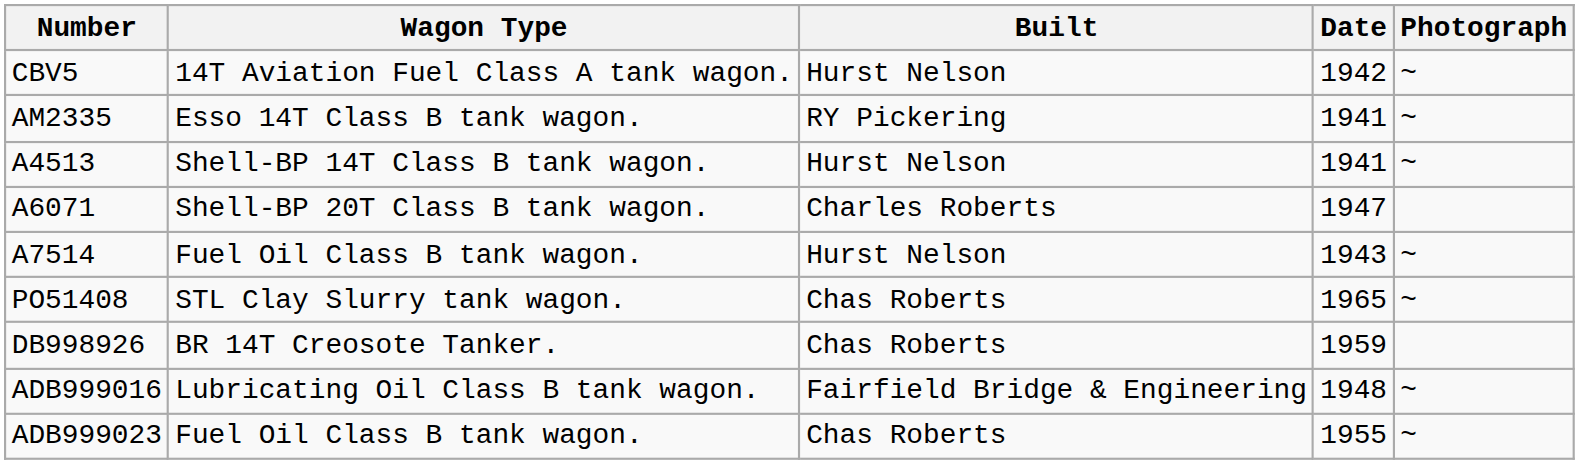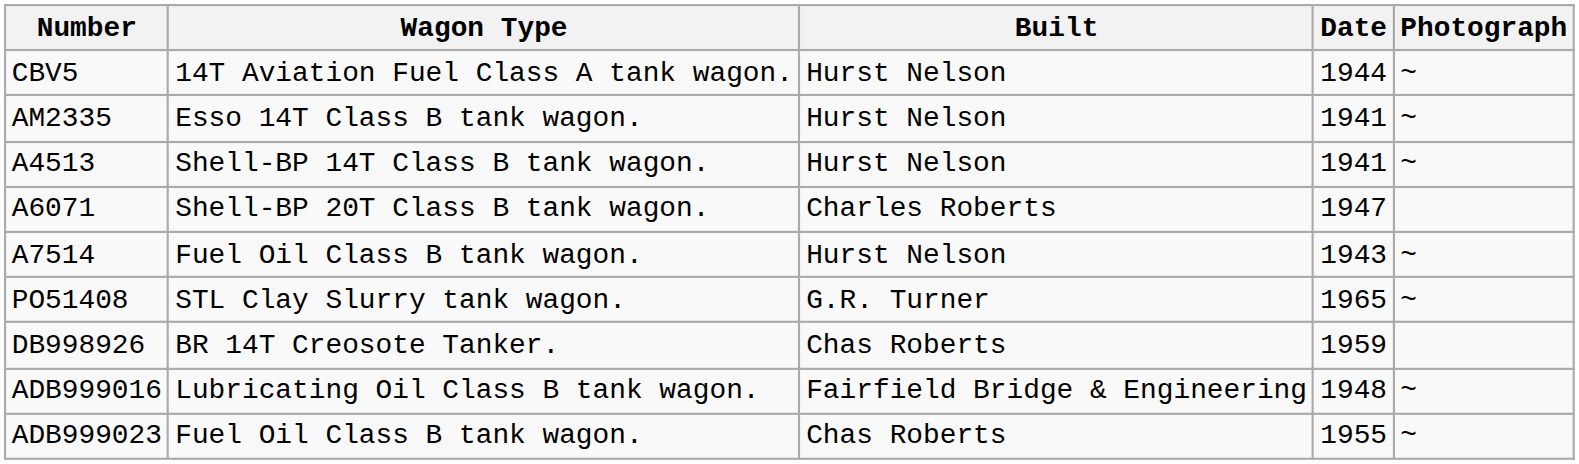(1354, 73) 1942 -> (1354, 73) 1944
(906, 118) RY Pickering -> (906, 118) Hurst Nelson
(906, 300) Chas Roberts -> (898, 300) G.R. Turner
